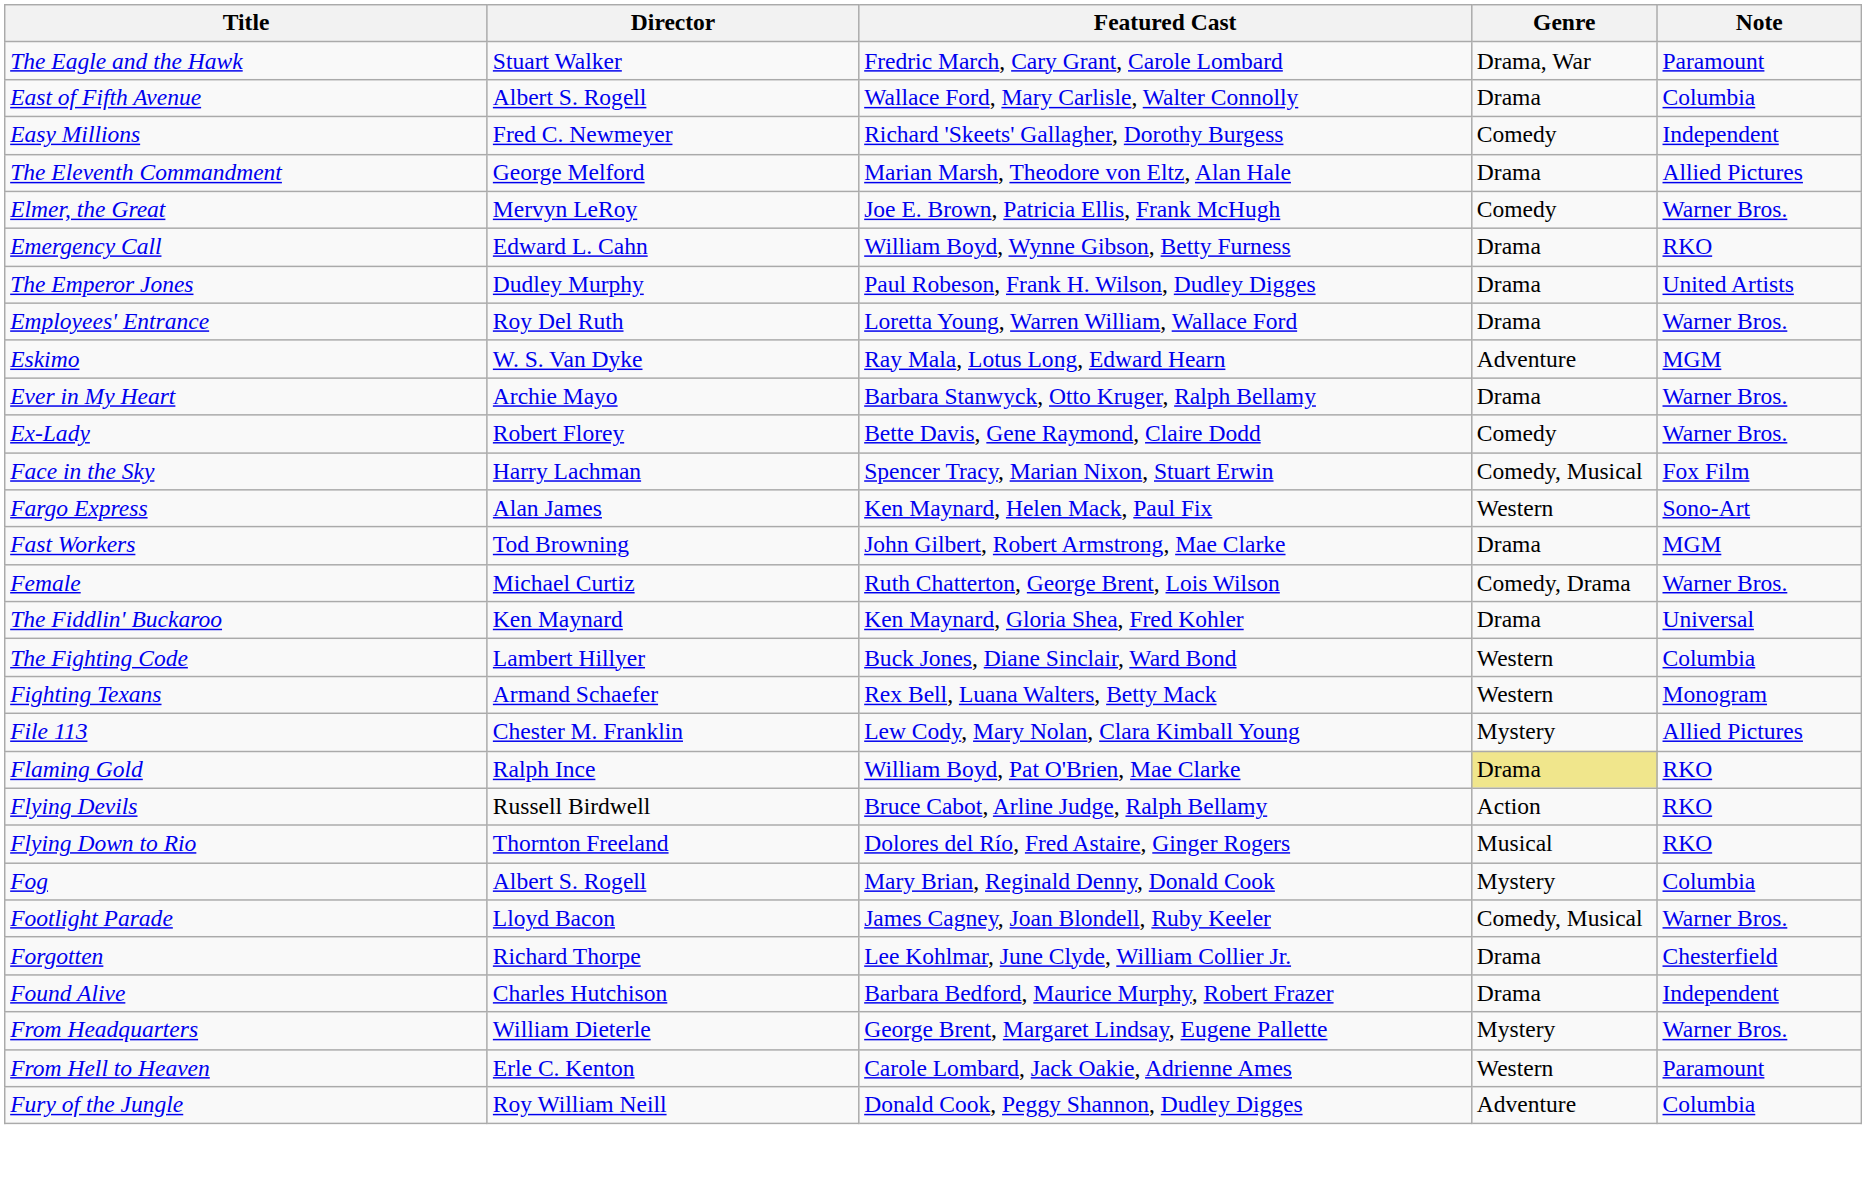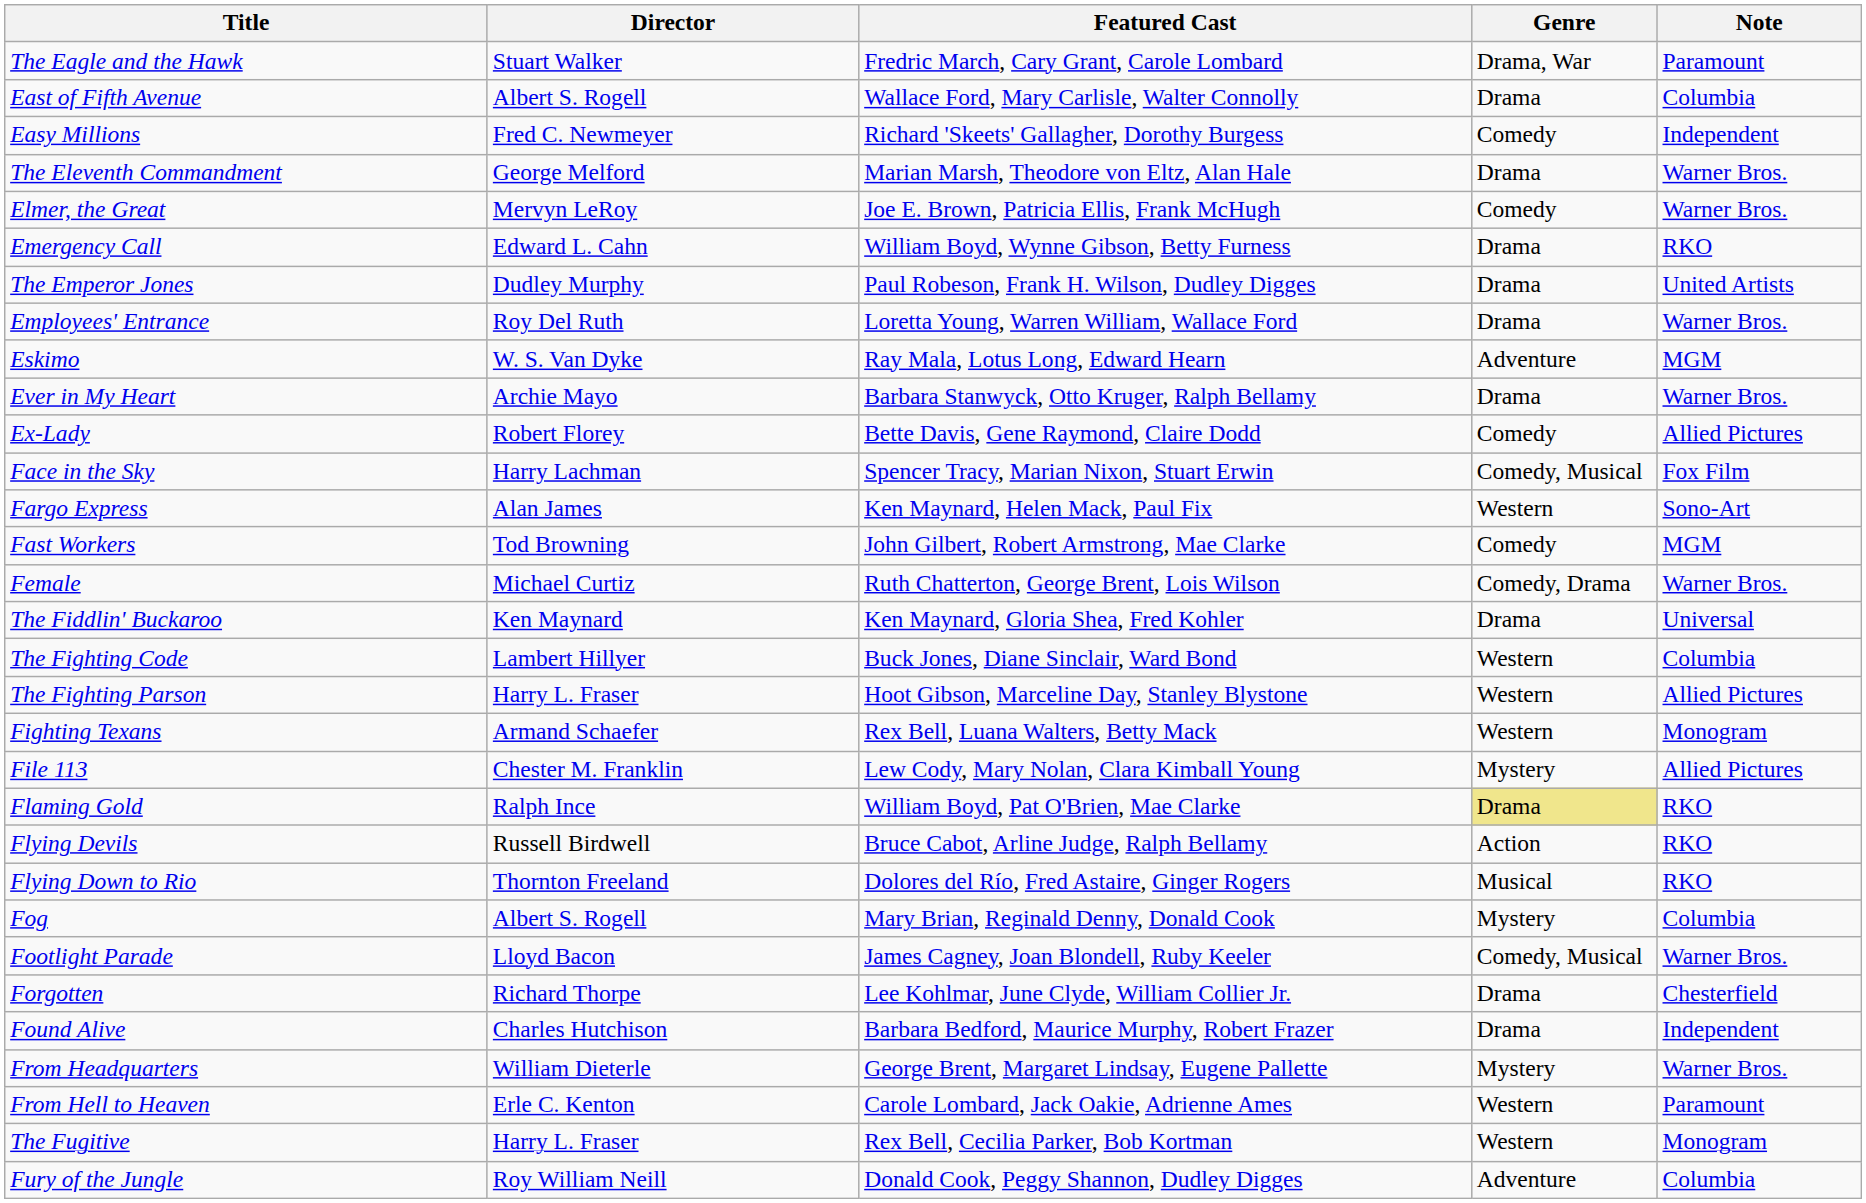(1733, 172) Allied Pictures -> (1725, 172) Warner Bros.
(1725, 433) Warner Bros. -> (1733, 433) Allied Pictures
(1509, 545) Drama -> (1517, 545) Comedy
+ row: (108, 694)
+ row: (70, 1142)
